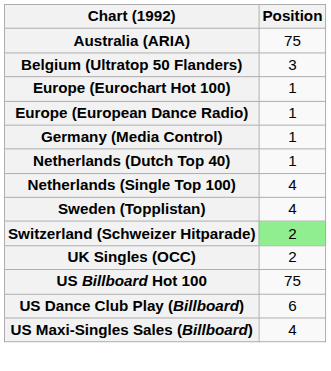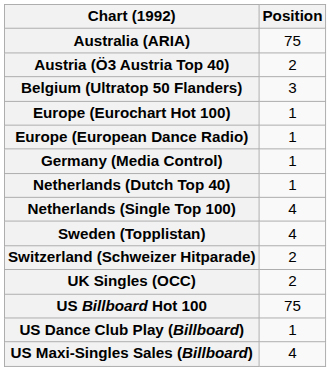+ row: (132, 64)
(292, 233) lightgreen background -> (292, 257) no background
(292, 305) 6 -> (292, 329) 1
